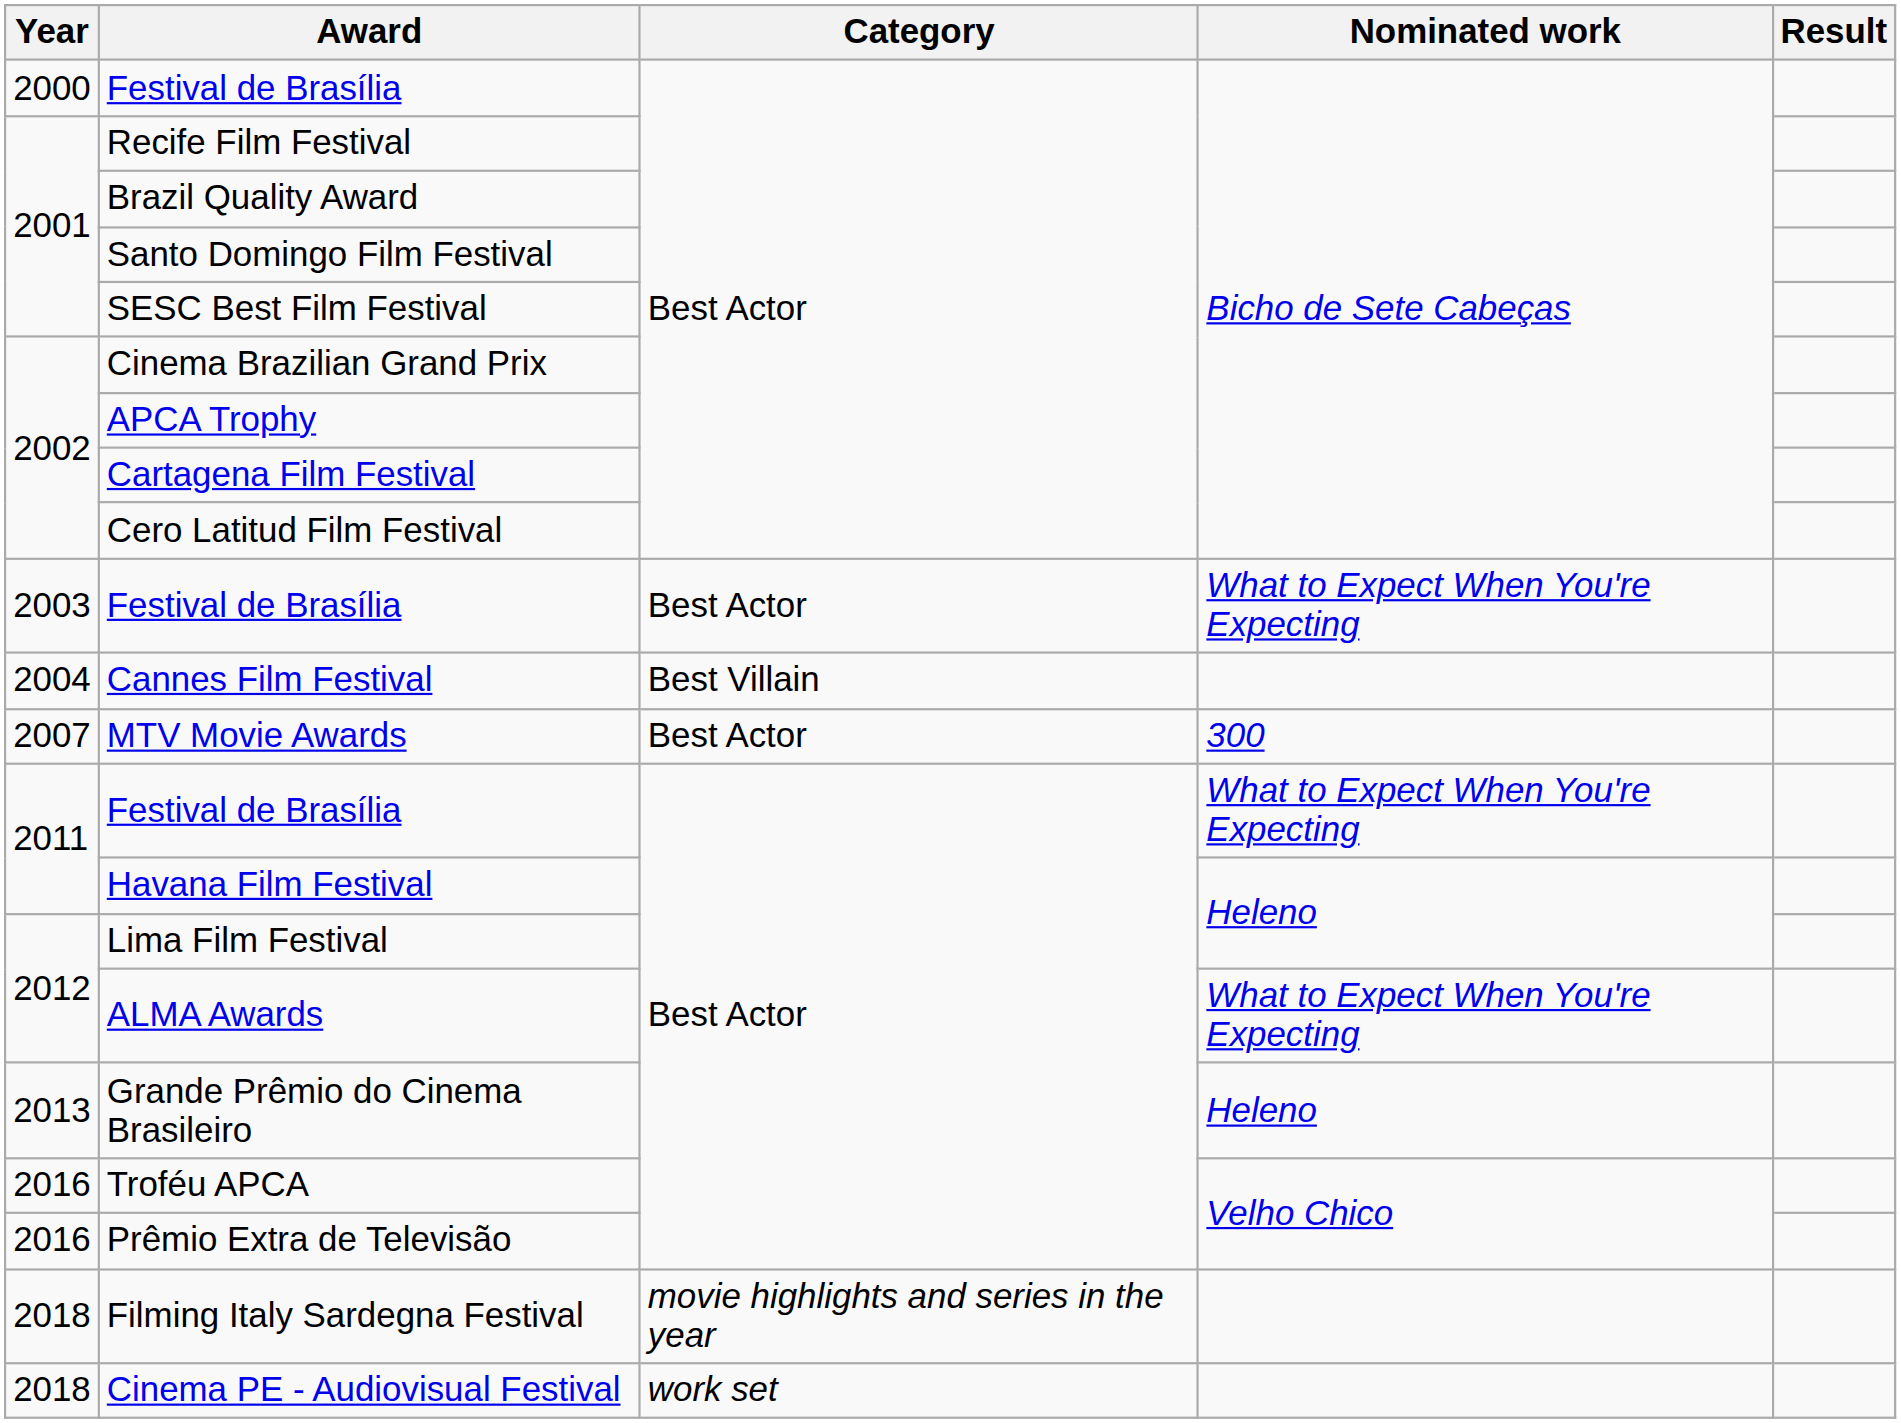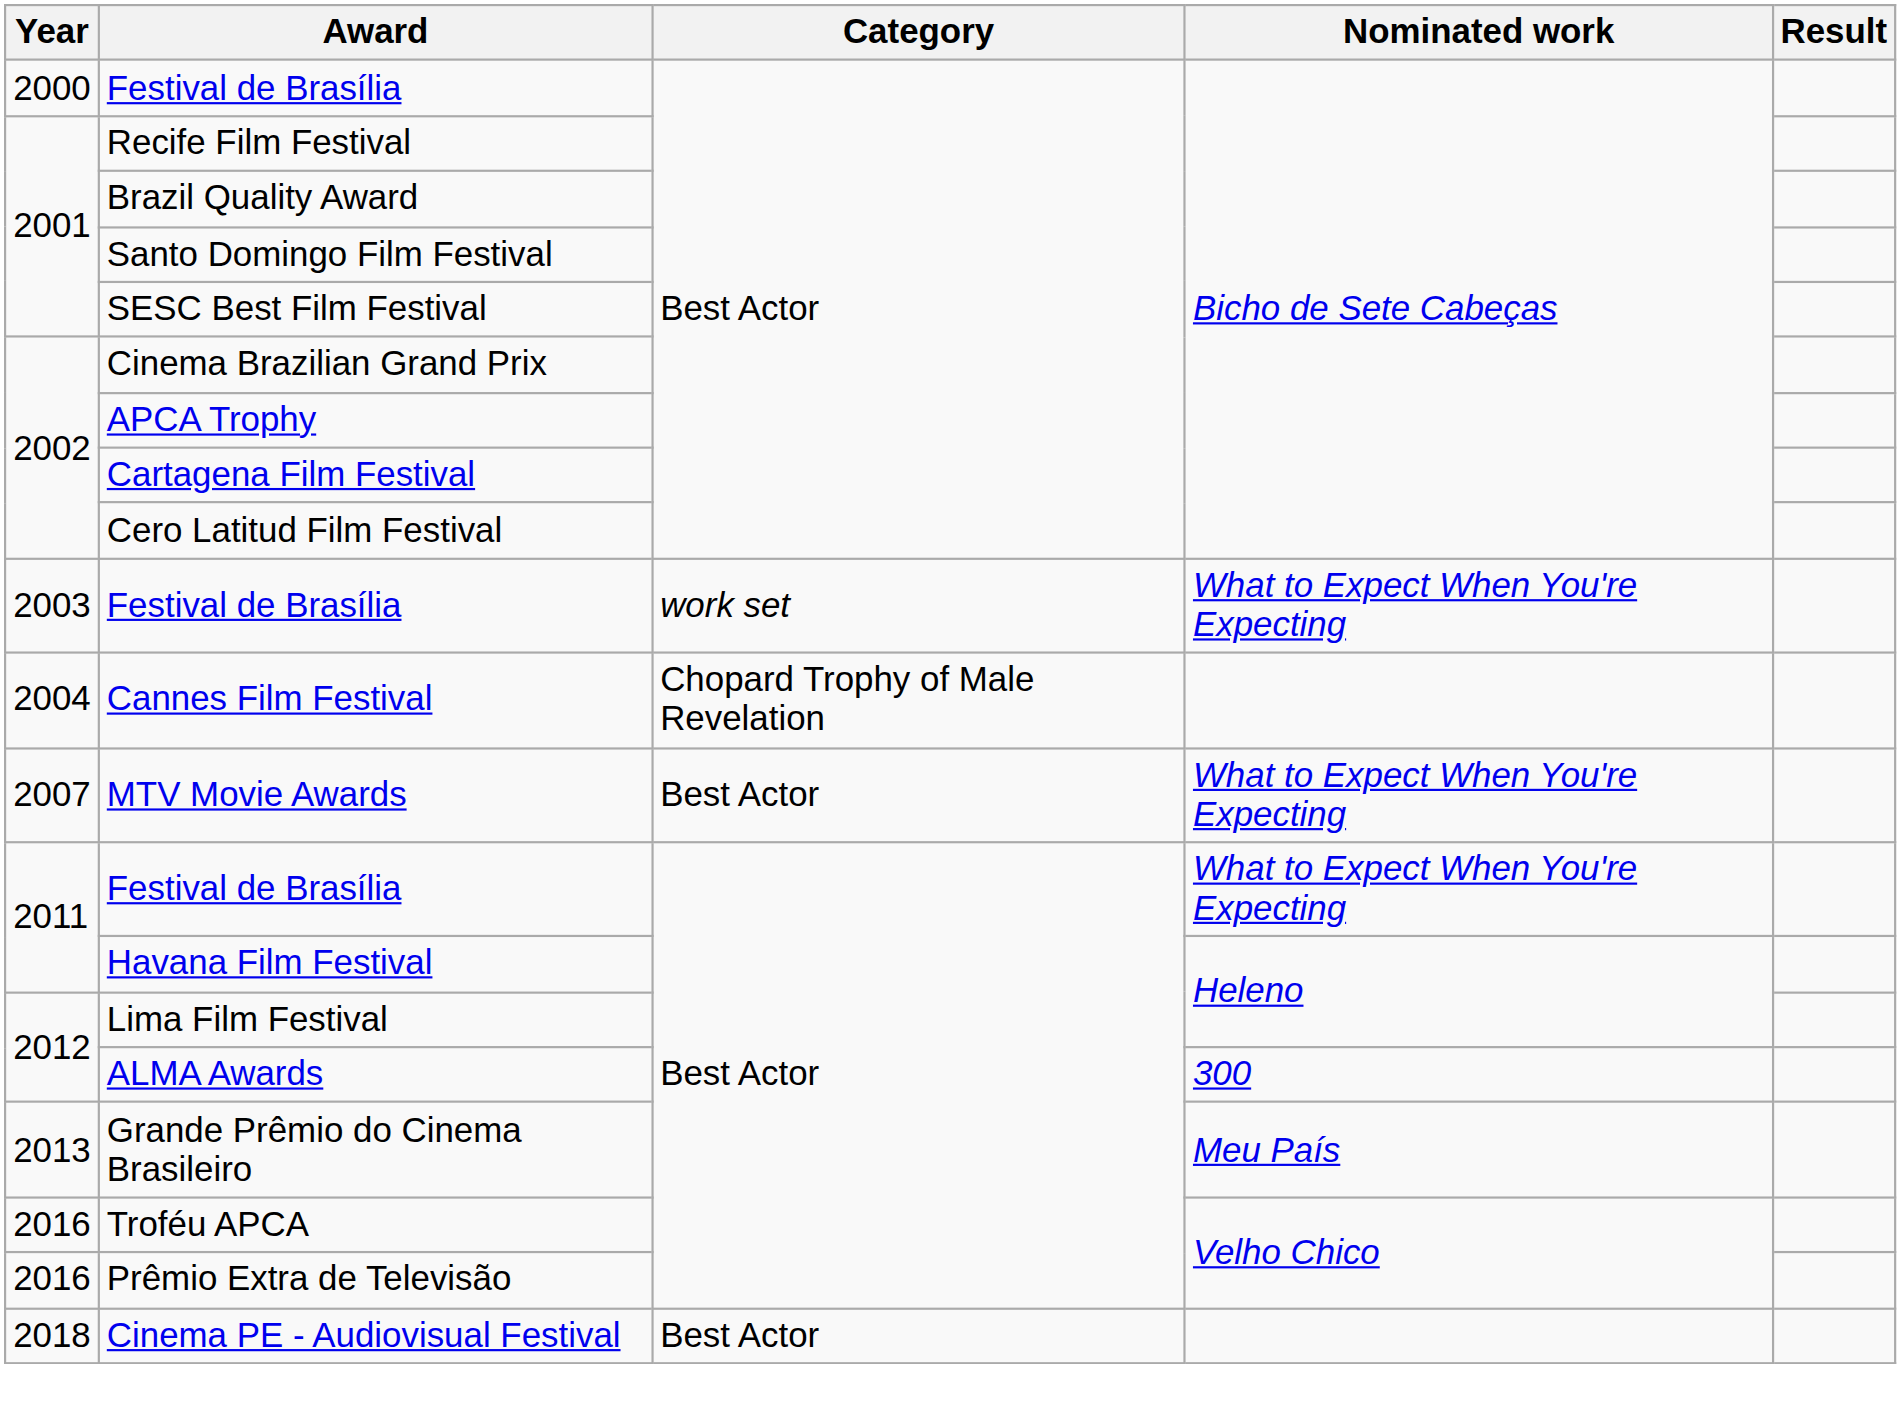(727, 604) Best Actor -> (725, 604) work set
(734, 679) Best Villain -> (847, 699) Chopard Trophy of Male Revelation
(1235, 735) 300 -> (1415, 794) What to Expect When You're Expecting
(1428, 1015) What to Expect When You're Expecting -> (1222, 1074) 300
(1262, 1109) Heleno -> (1267, 1149) Meu País
- row: (52, 1315)
(713, 1390) work set -> (740, 1334) Best Actor
